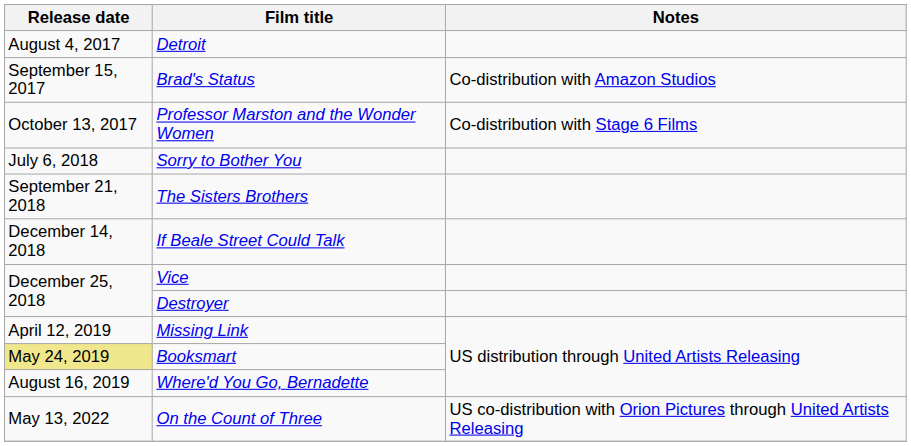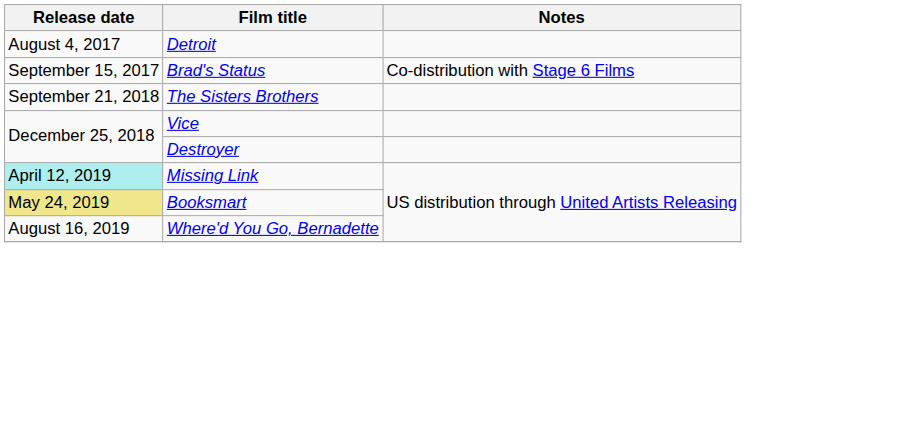(583, 79) Co-distribution with Amazon Studios -> (510, 70) Co-distribution with Stage 6 Films
- row: (286, 124)
- row: (229, 160)
- row: (251, 241)
(60, 330) no background -> (60, 176) paleturquoise background
- row: (239, 418)
